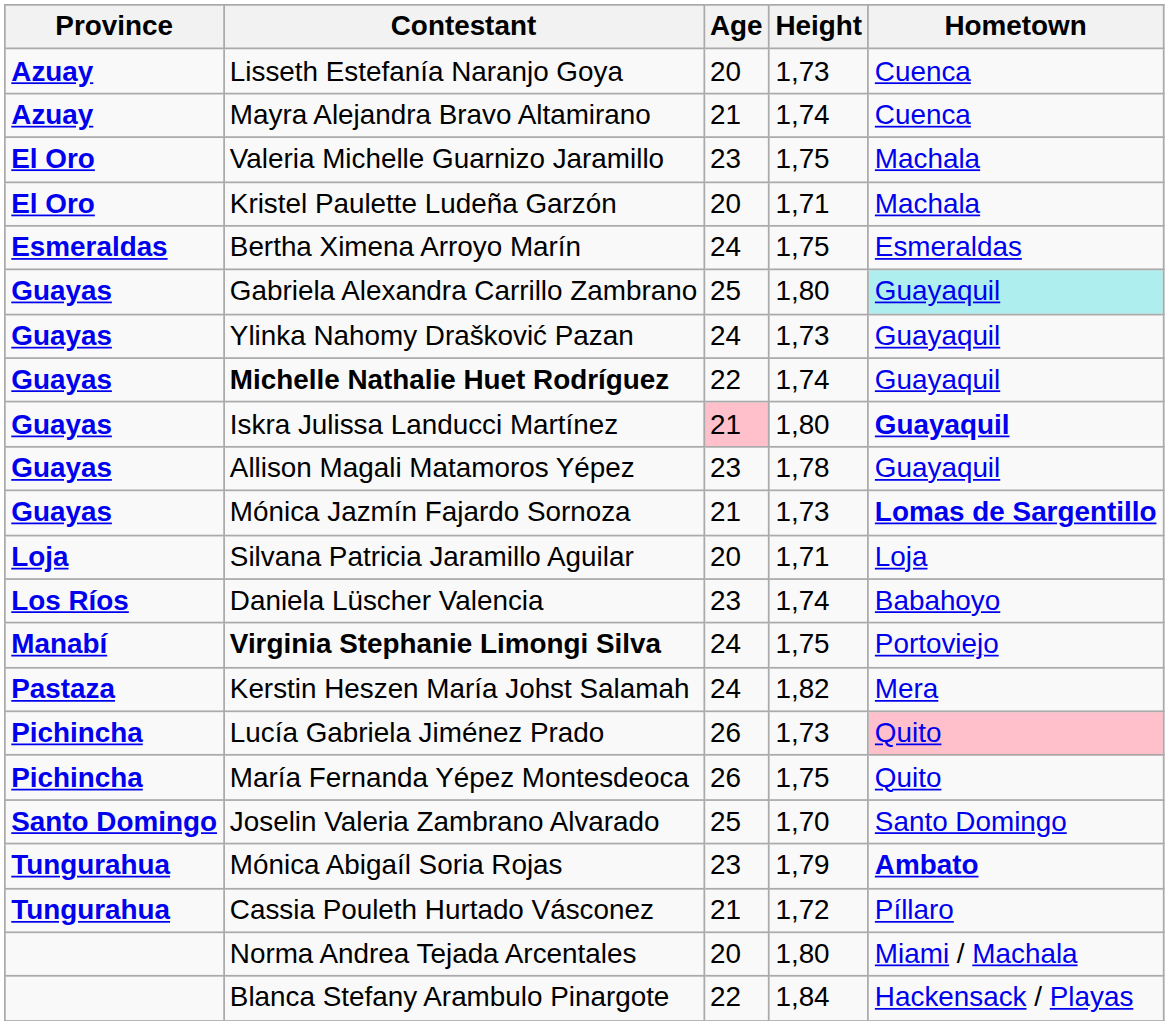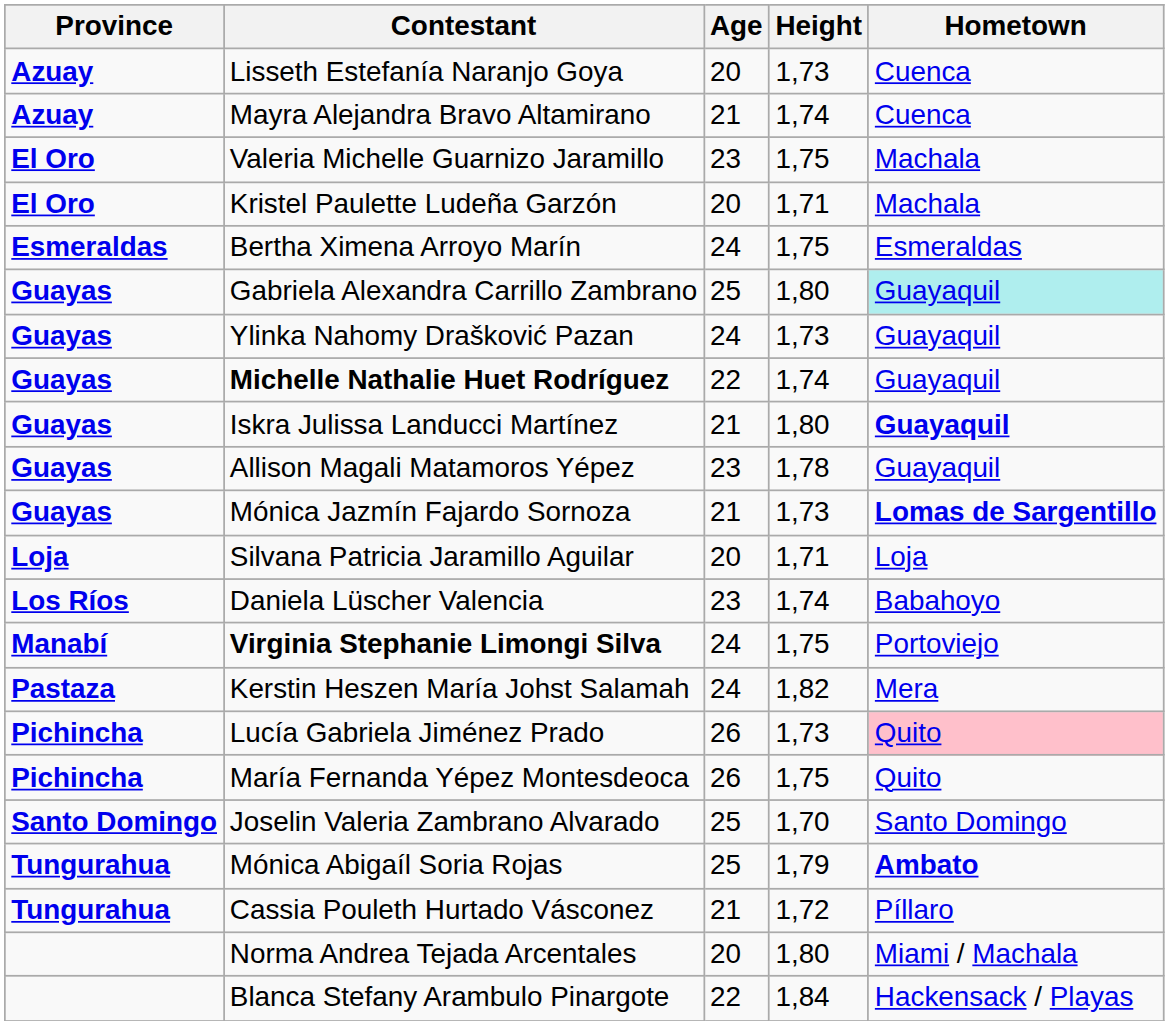(725, 423) pink background -> (725, 423) no background
(725, 865) 23 -> (725, 865) 25
